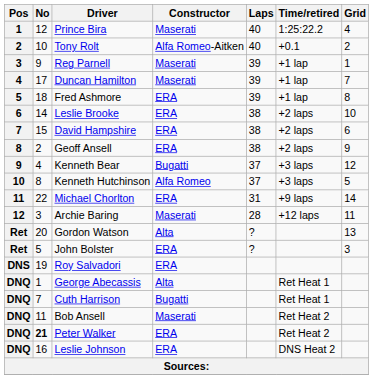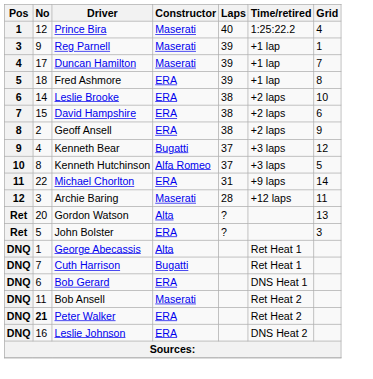- row: (77, 47)
- row: (88, 266)
+ row: (82, 282)
